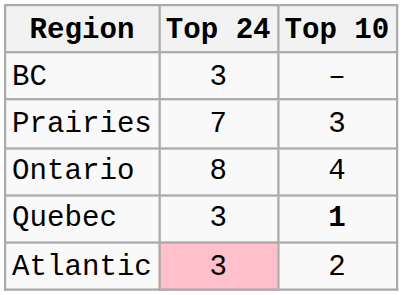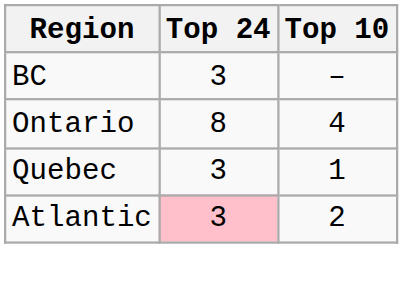- row: (82, 124)
(337, 219) bold -> (337, 171) normal
